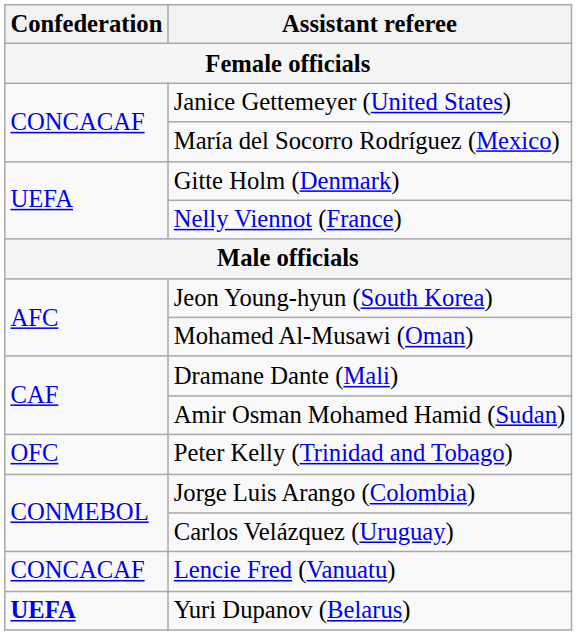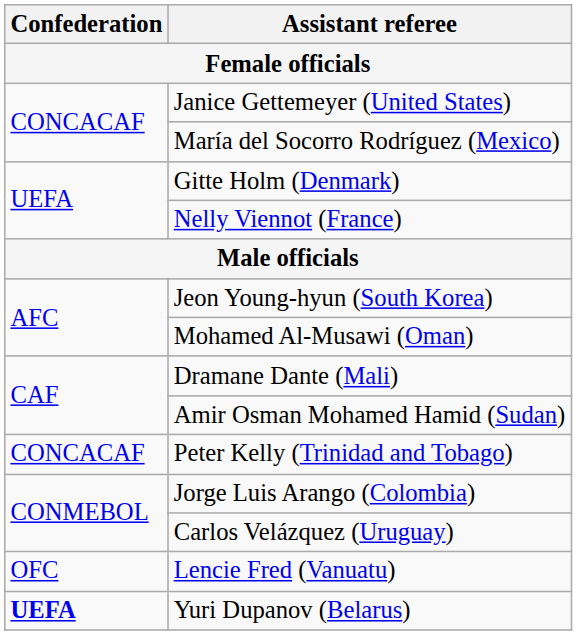(34, 453) OFC -> (78, 453) CONCACAF
(78, 571) CONCACAF -> (34, 571) OFC
